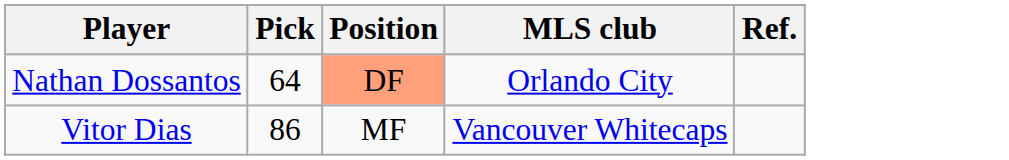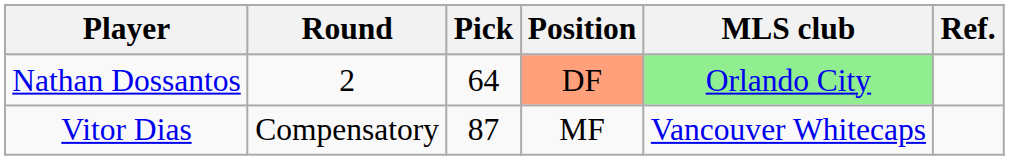+ column: (347, 29)
(590, 79) no background -> (788, 79) lightgreen background
(285, 129) 86 -> (483, 129) 87
